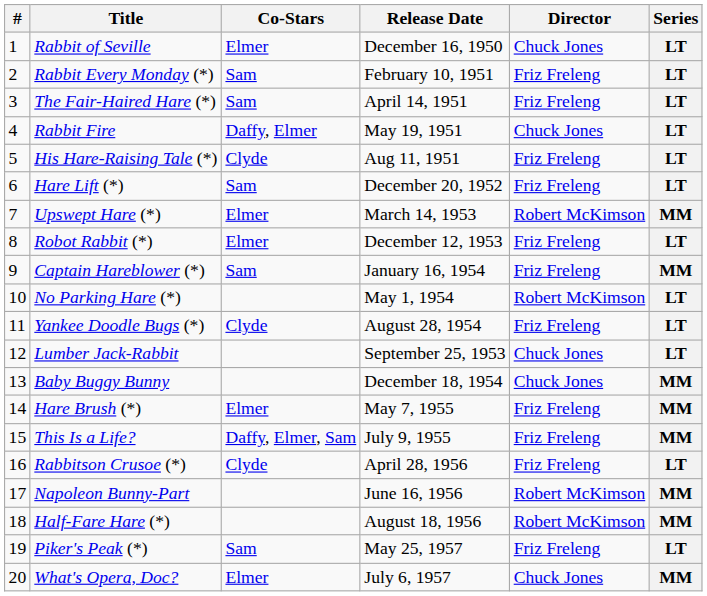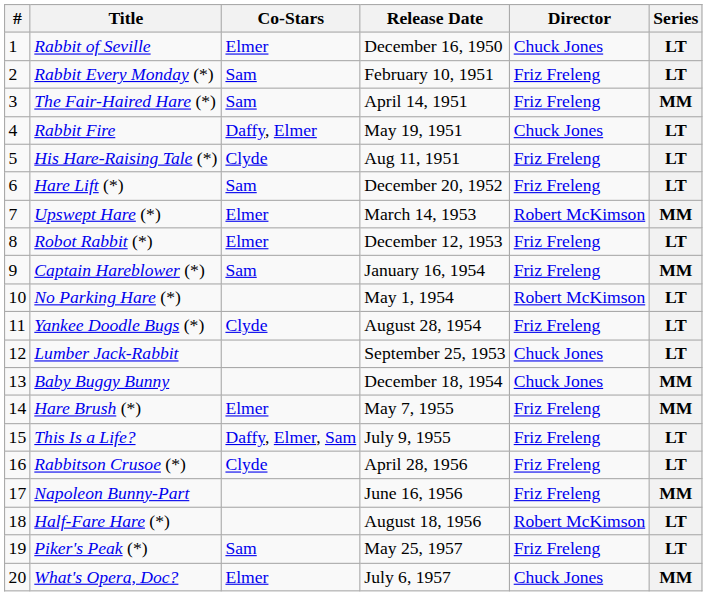(676, 102) LT -> (676, 102) MM
(676, 437) MM -> (676, 437) LT
(579, 492) Robert McKimson -> (557, 492) Friz Freleng
(676, 520) MM -> (676, 520) LT
